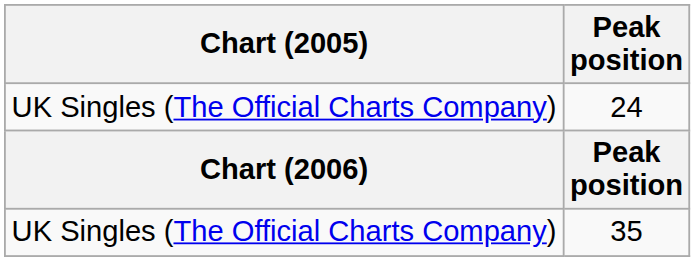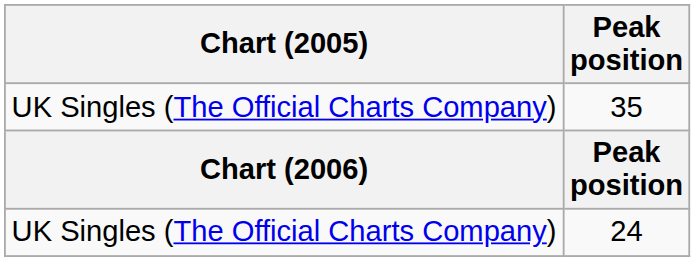rows swapped: (627, 231) <-> (627, 106)
